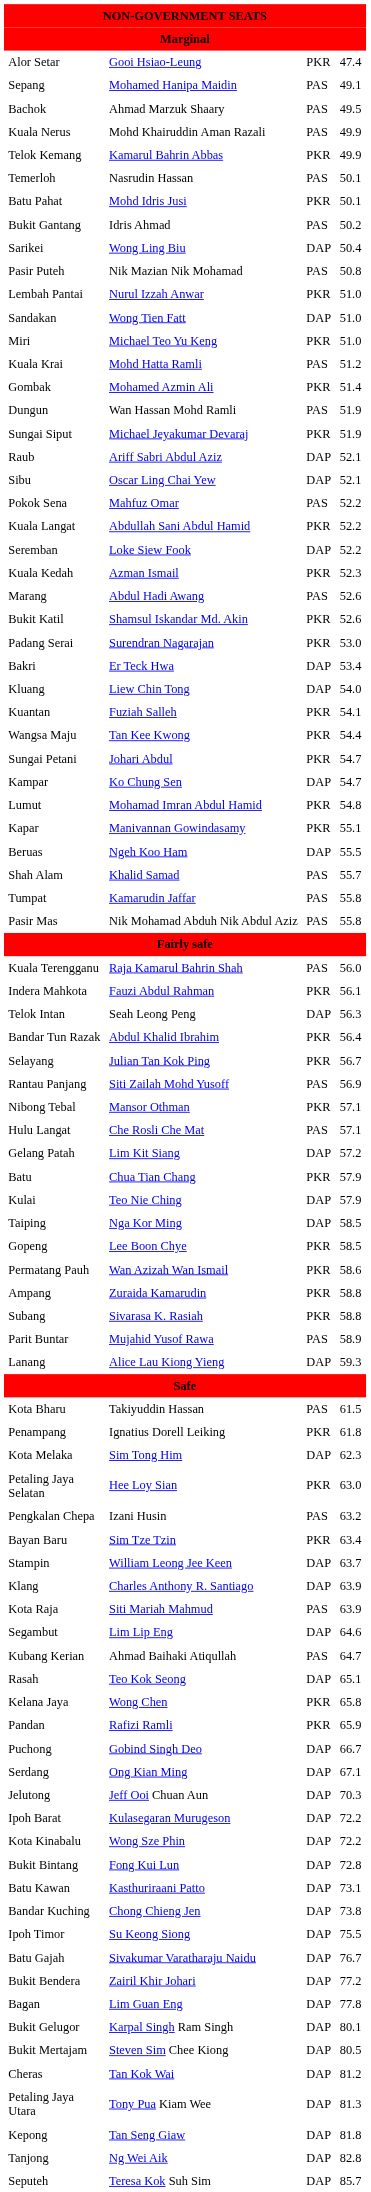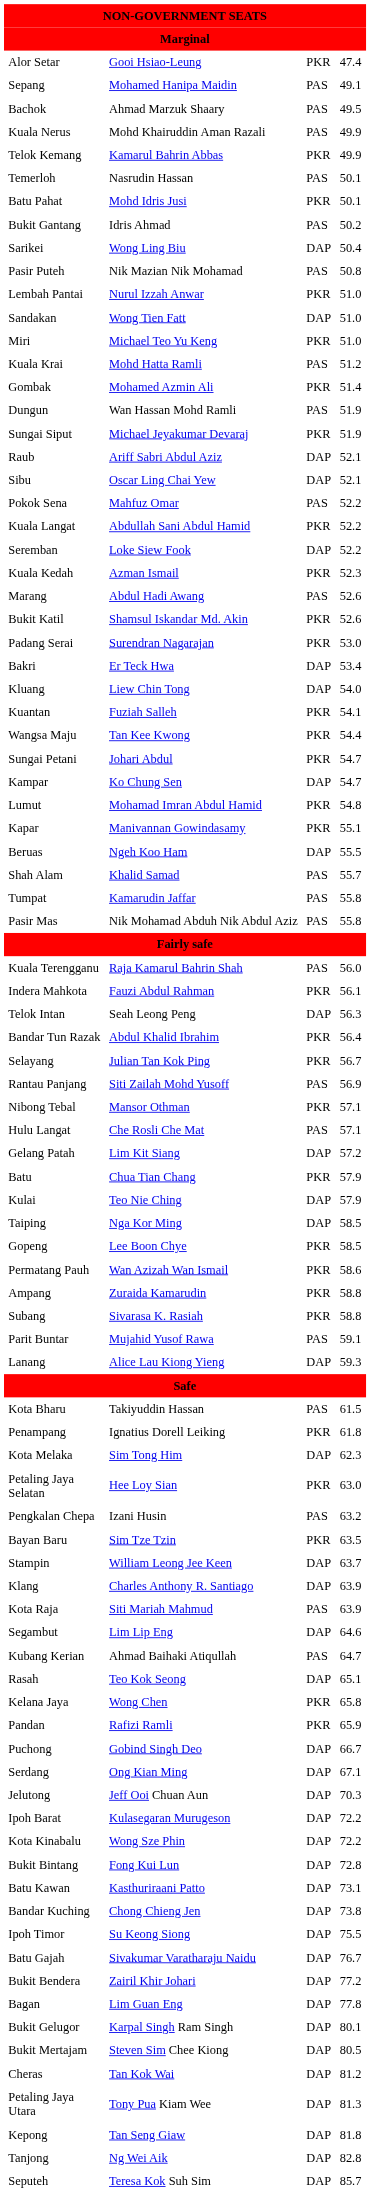(351, 1339) 58.9 -> (351, 1339) 59.1
(351, 1539) 63.4 -> (351, 1539) 63.5
